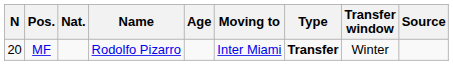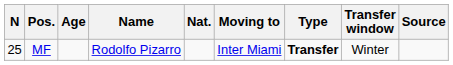columns swapped: (73, 22) <-> (199, 22)
(15, 49) 20 -> (15, 49) 25
